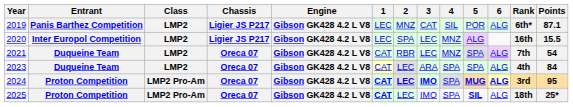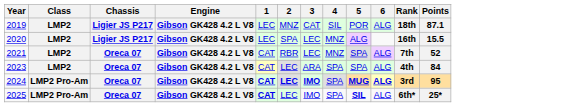- column: (86, 11)
(524, 25) 6th* -> (407, 25) 18th
(552, 53) 54 -> (435, 53) 52
(524, 94) 18th -> (407, 94) 6th*
